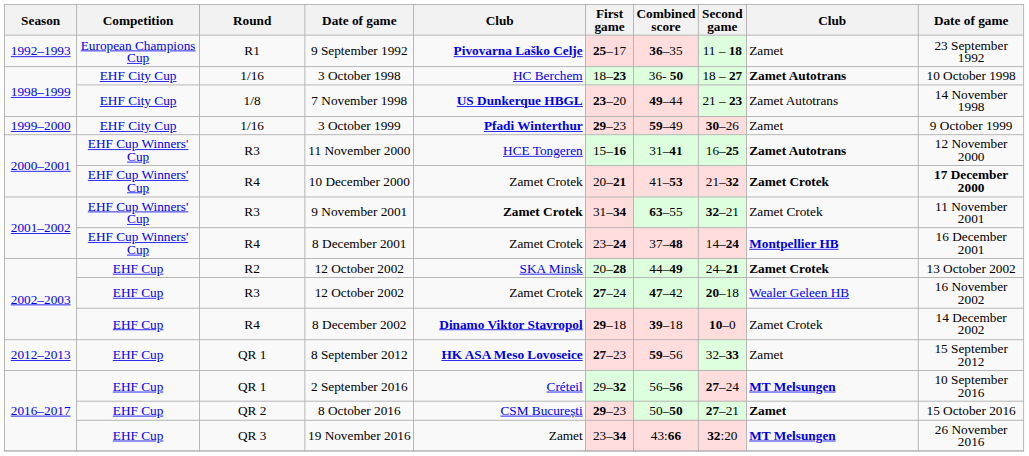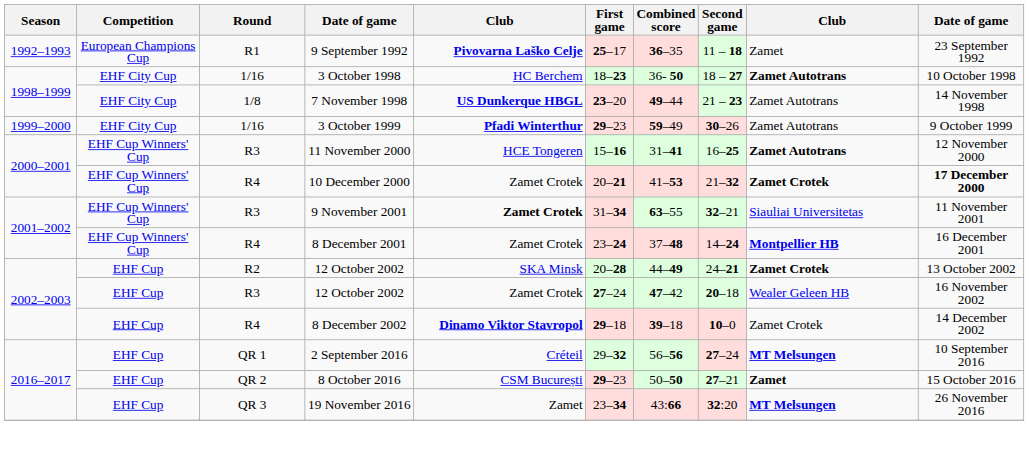(766, 125) Zamet -> (794, 125) Zamet Autotrans
(786, 212) Zamet Crotek -> (806, 212) Siauliai Universitetas
- row: (252, 355)
